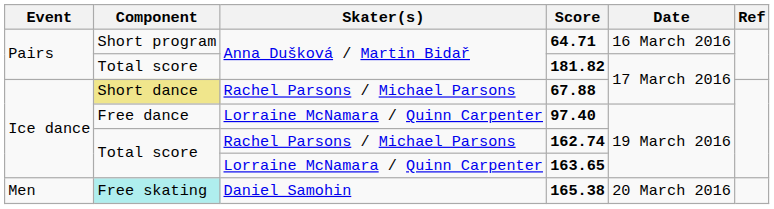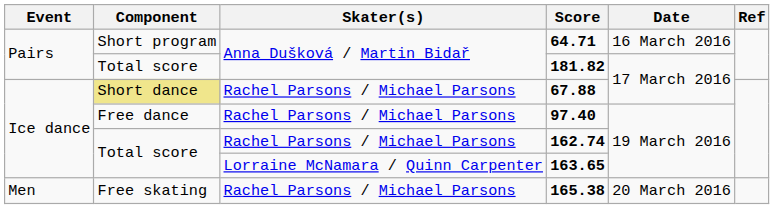(383, 116) Lorraine McNamara / Quinn Carpenter -> (370, 116) Rachel Parsons / Michael Parsons
(152, 191) paleturquoise background -> (152, 191) no background
(287, 191) Daniel Samohin -> (370, 191) Rachel Parsons / Michael Parsons
